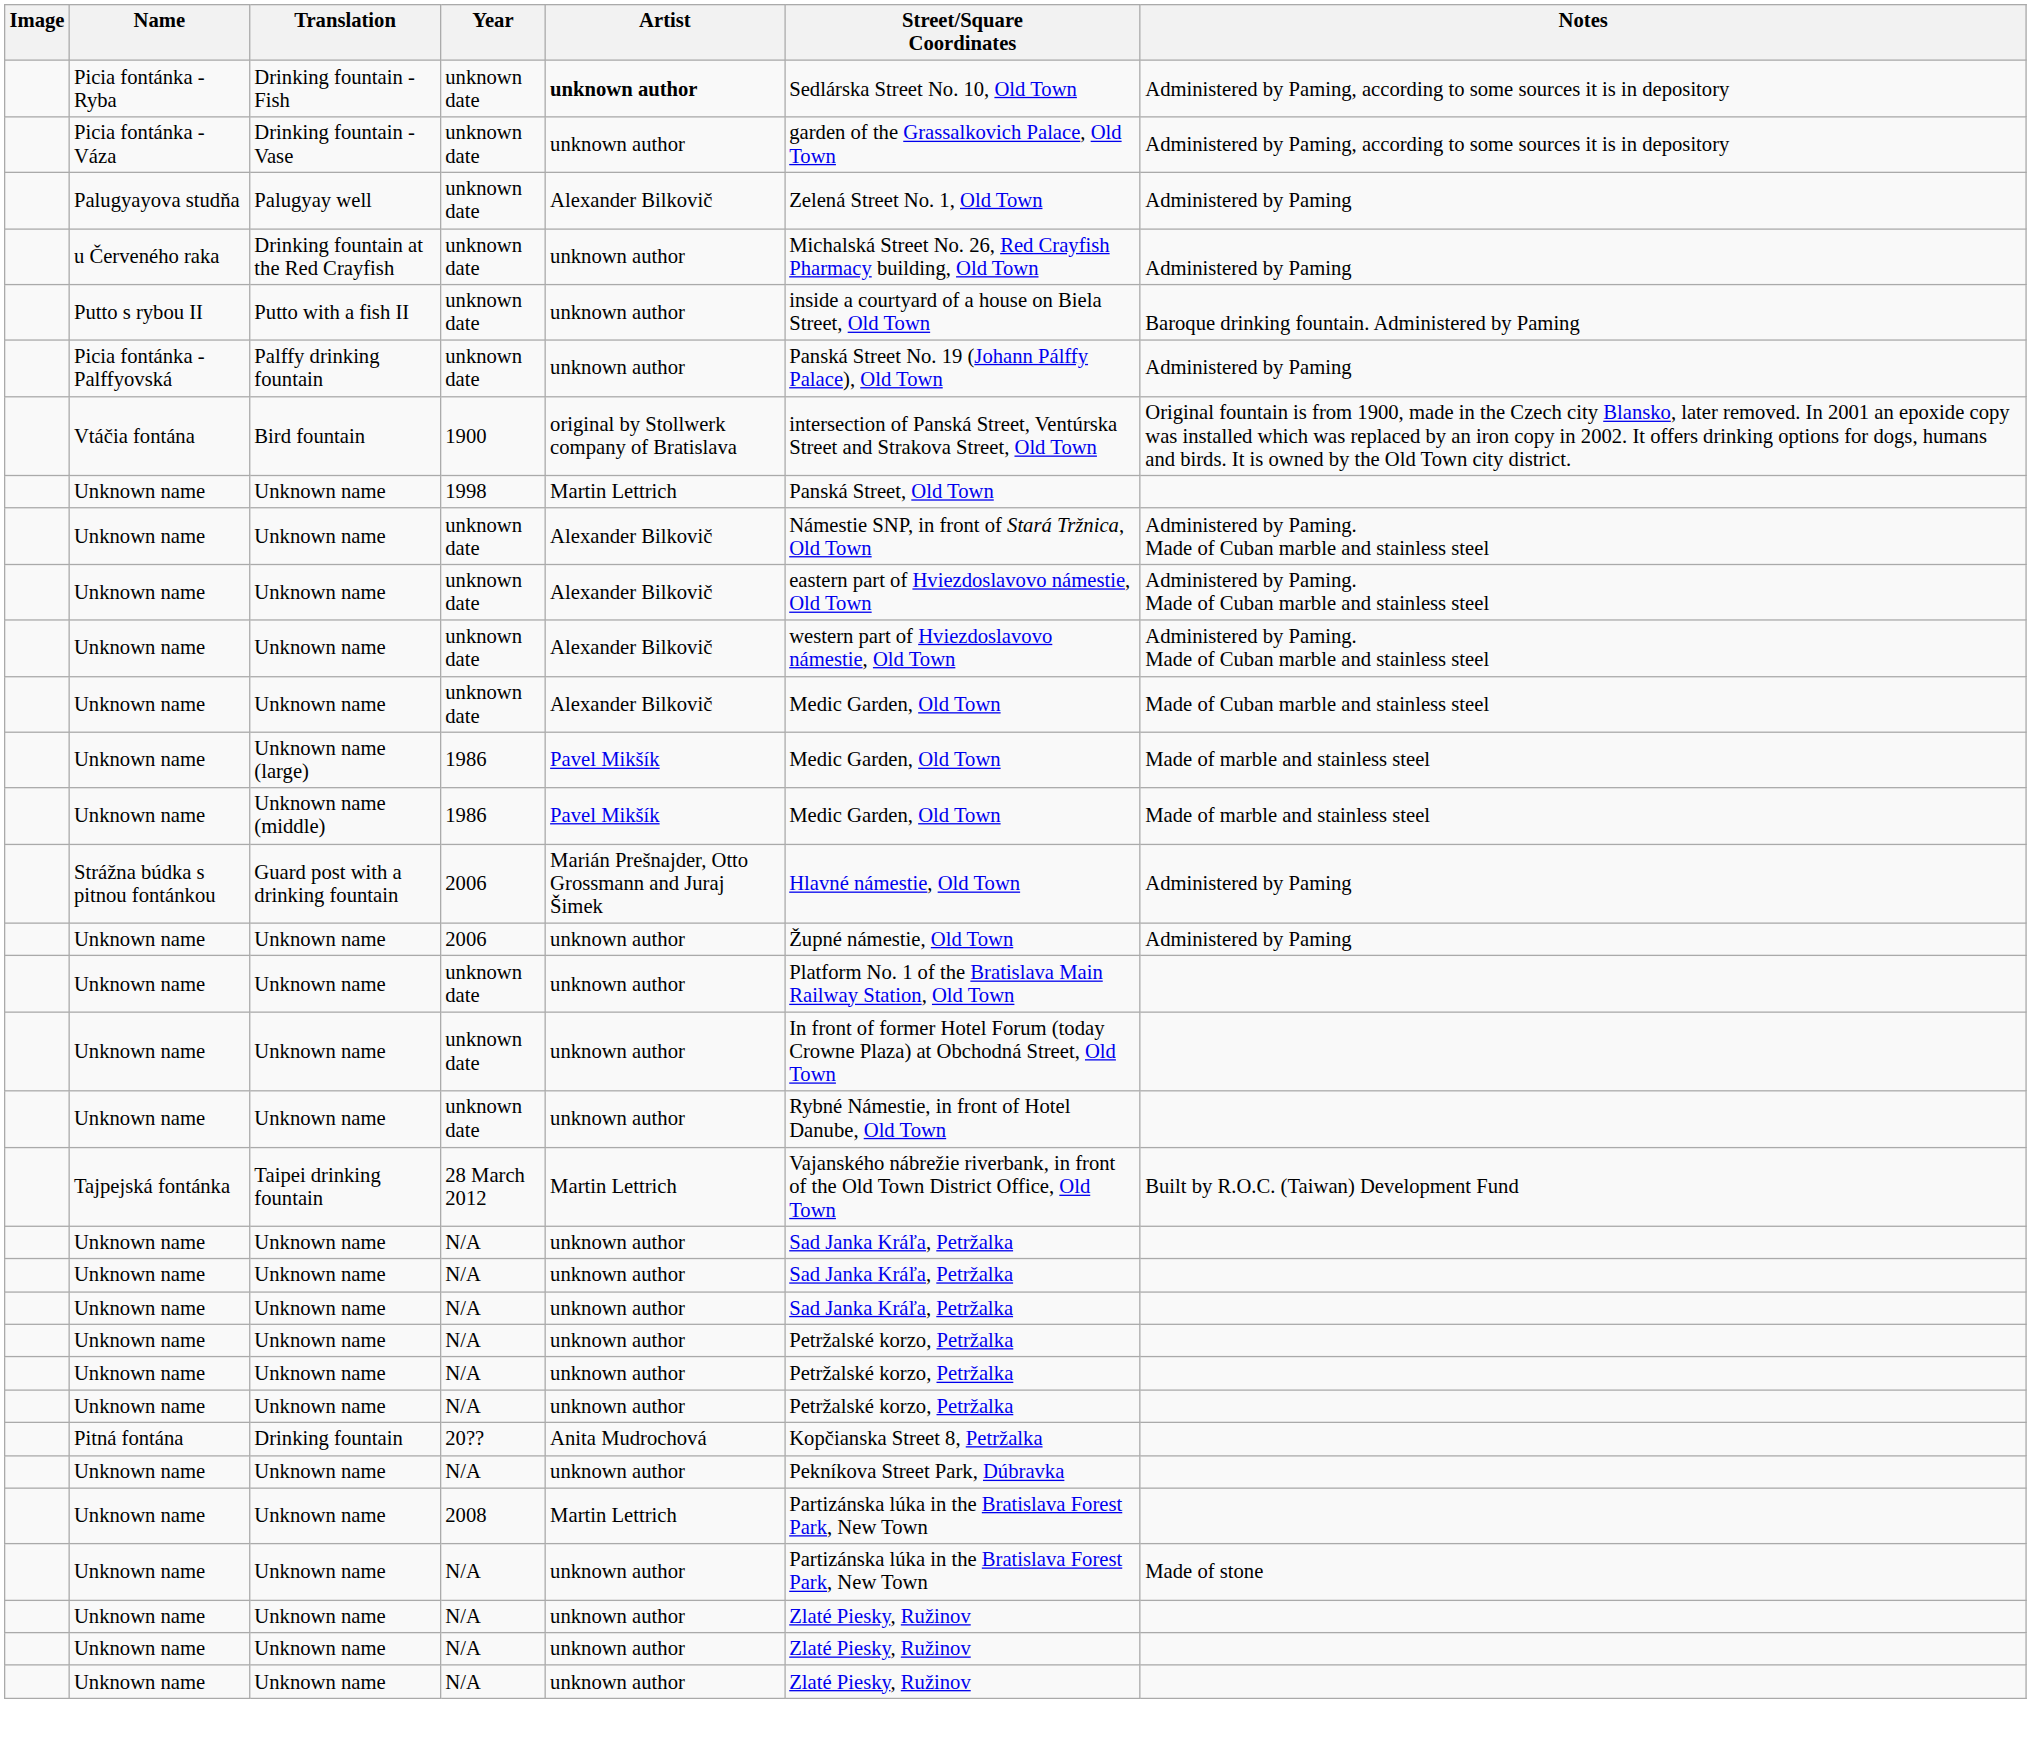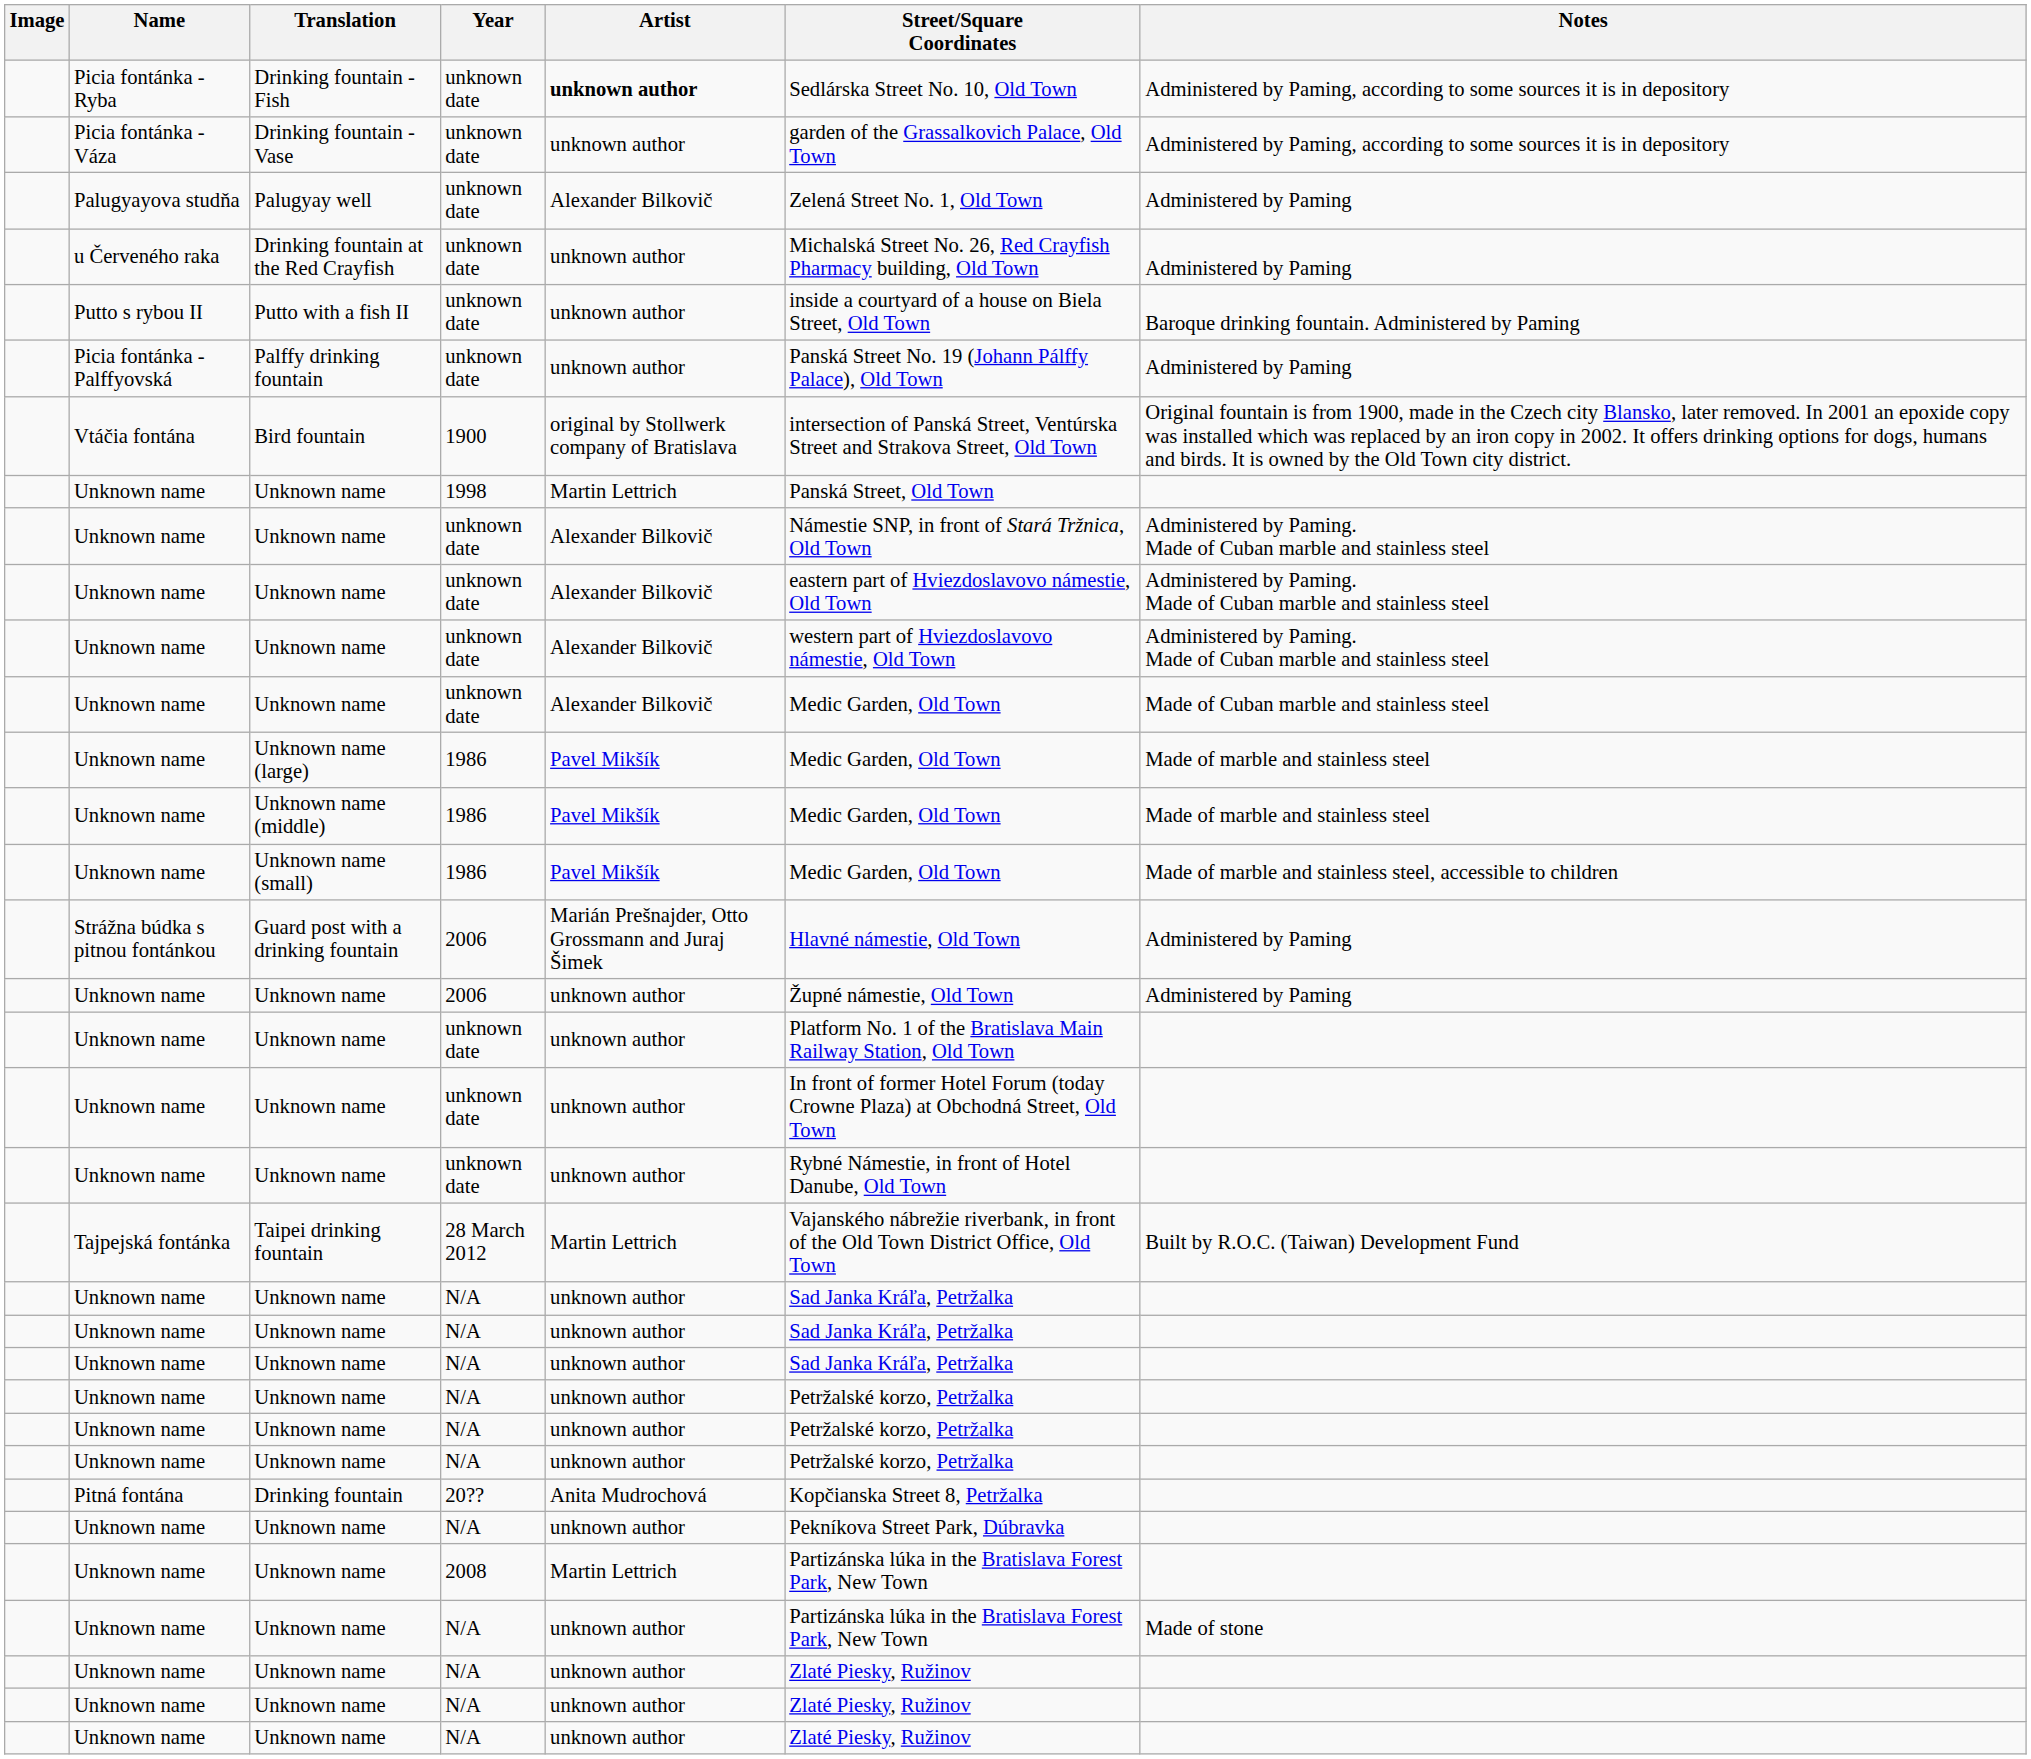+ row: (320, 871)
